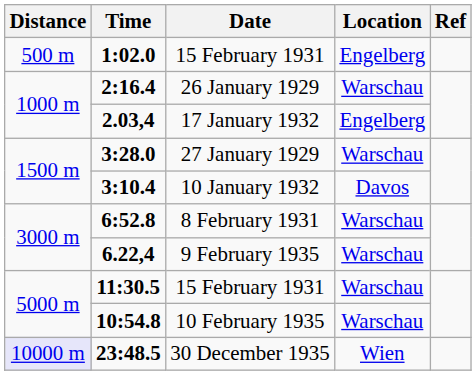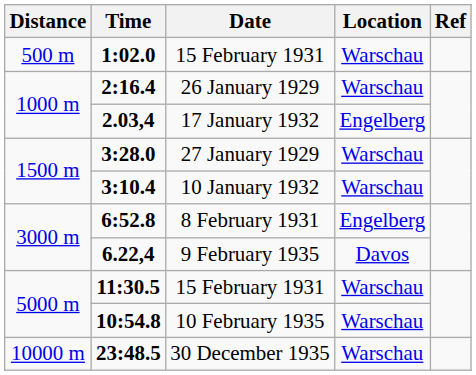(382, 54) Engelberg -> (382, 54) Warschau
(382, 187) Davos -> (382, 187) Warschau
(382, 220) Warschau -> (382, 220) Engelberg
(382, 253) Warschau -> (382, 253) Davos
(48, 353) lavender background -> (48, 353) no background
(382, 353) Wien -> (382, 353) Warschau
